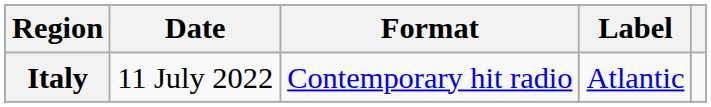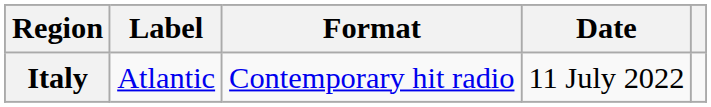columns swapped: (195, 28) <-> (635, 28)
